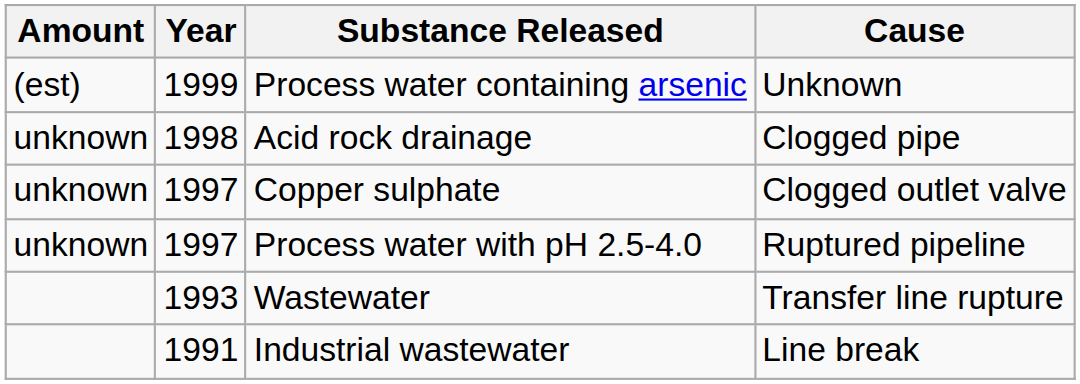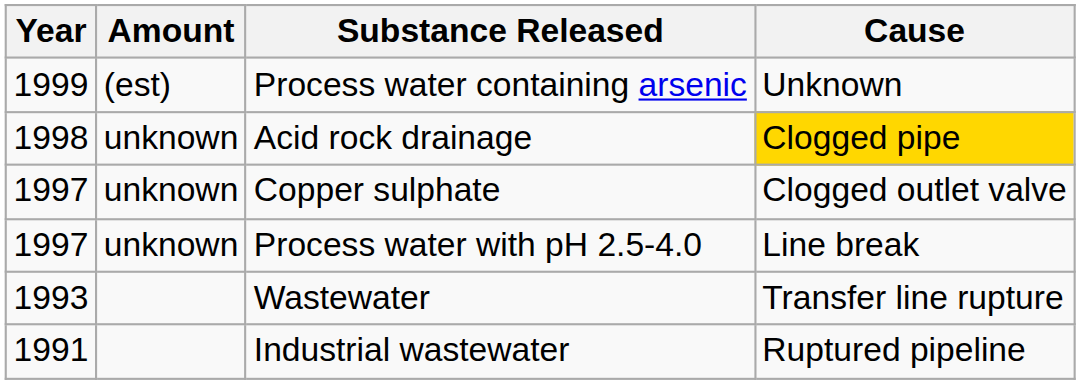columns swapped: (201, 31) <-> (81, 31)
(861, 137) no background -> (861, 137) gold background
(894, 244) Ruptured pipeline -> (841, 244) Line break
(841, 350) Line break -> (894, 350) Ruptured pipeline
